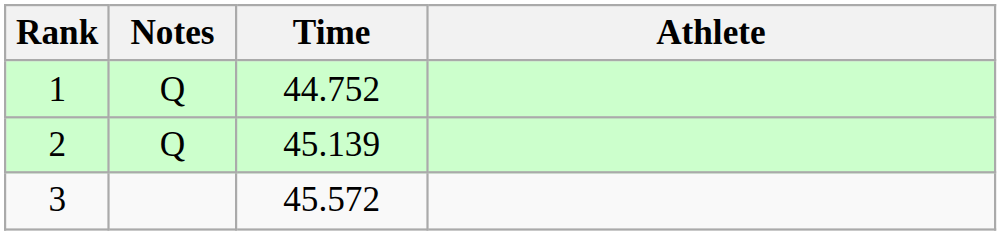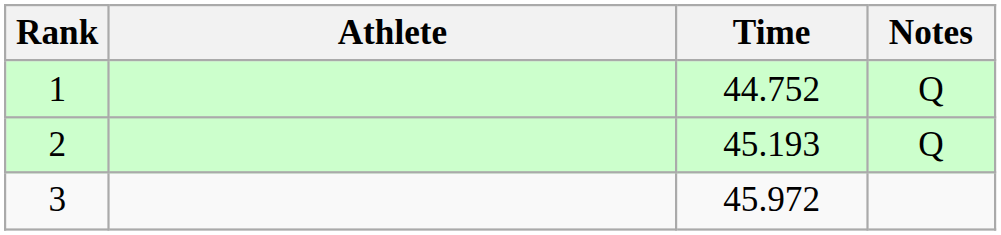columns swapped: (711, 32) <-> (172, 32)
(332, 144) 45.139 -> (772, 144) 45.193
(332, 199) 45.572 -> (772, 199) 45.972
